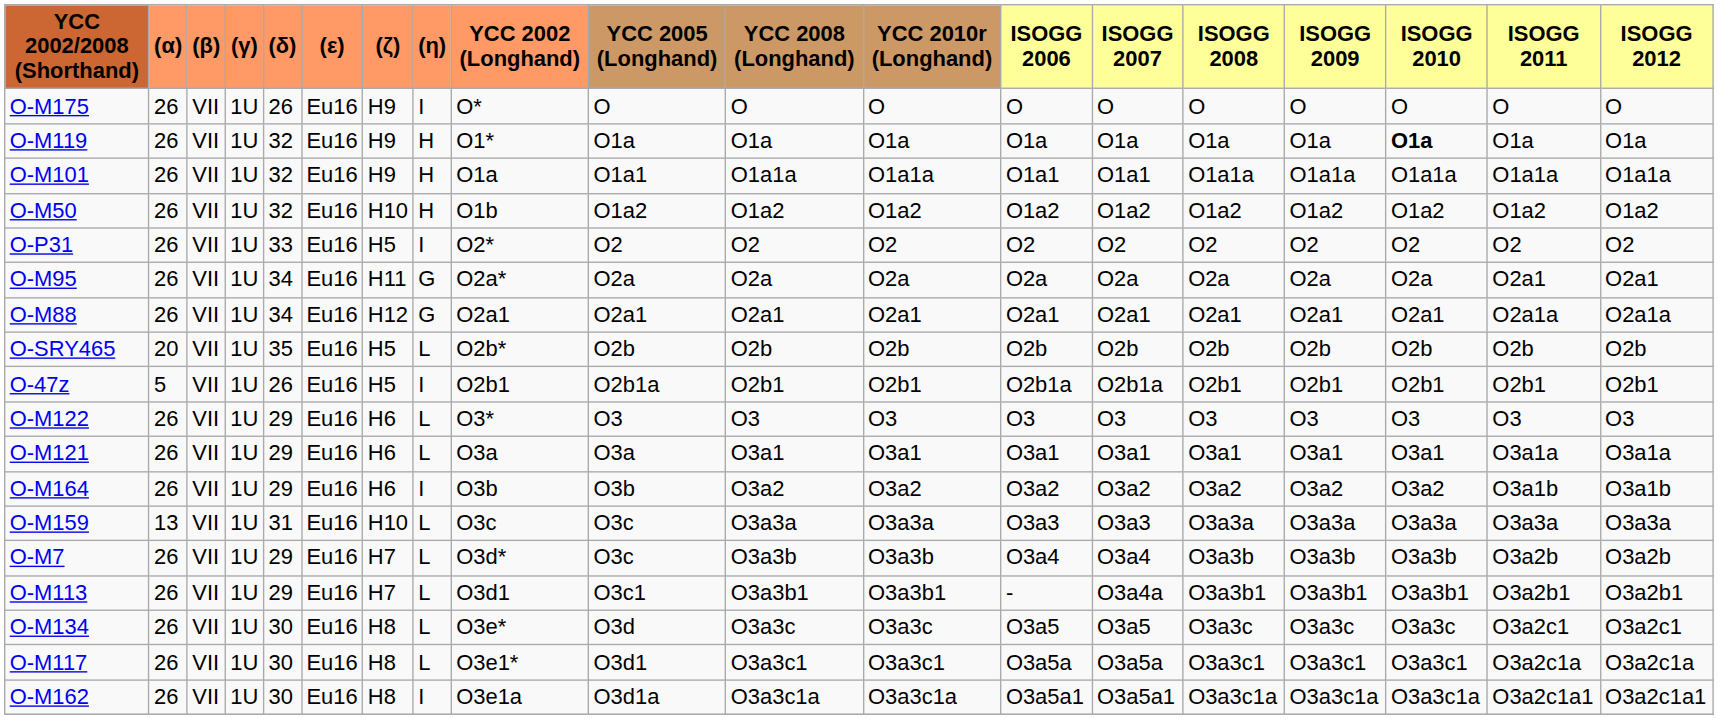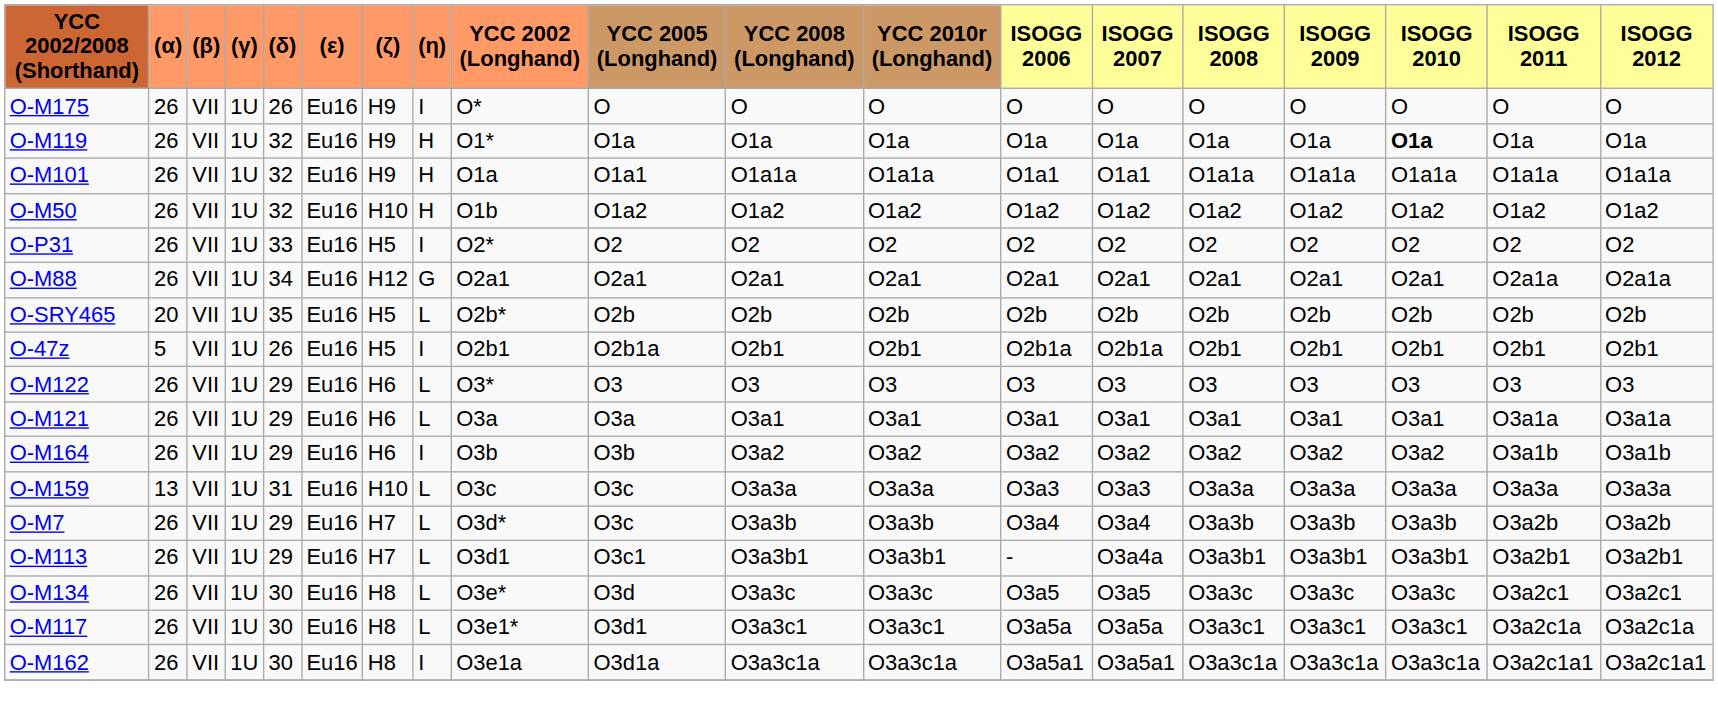- row: (43, 279)
